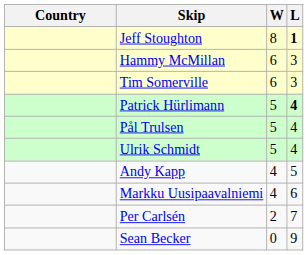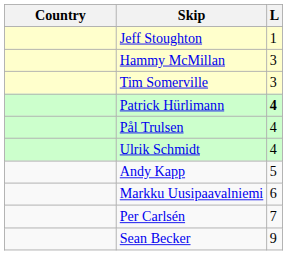- column: (277, 15)
(294, 37) bold -> (273, 37) normal
